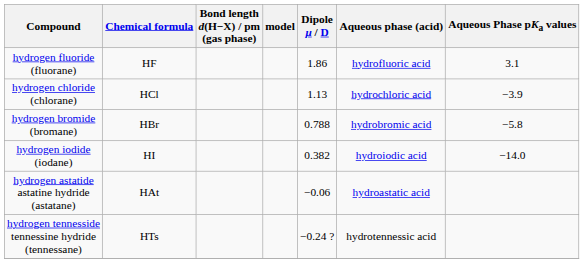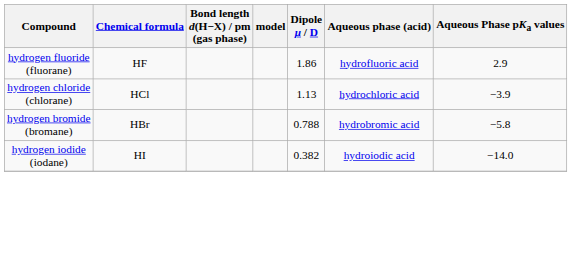(512, 63) 3.1 -> (500, 63) 2.9
- row: (54, 193)
- row: (54, 236)
